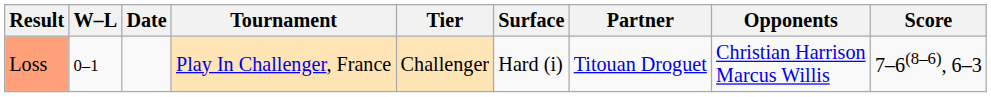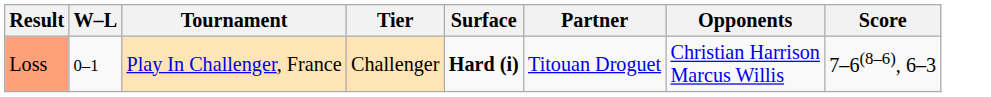- column: (147, 20)
(531, 63) normal -> (484, 63) bold
